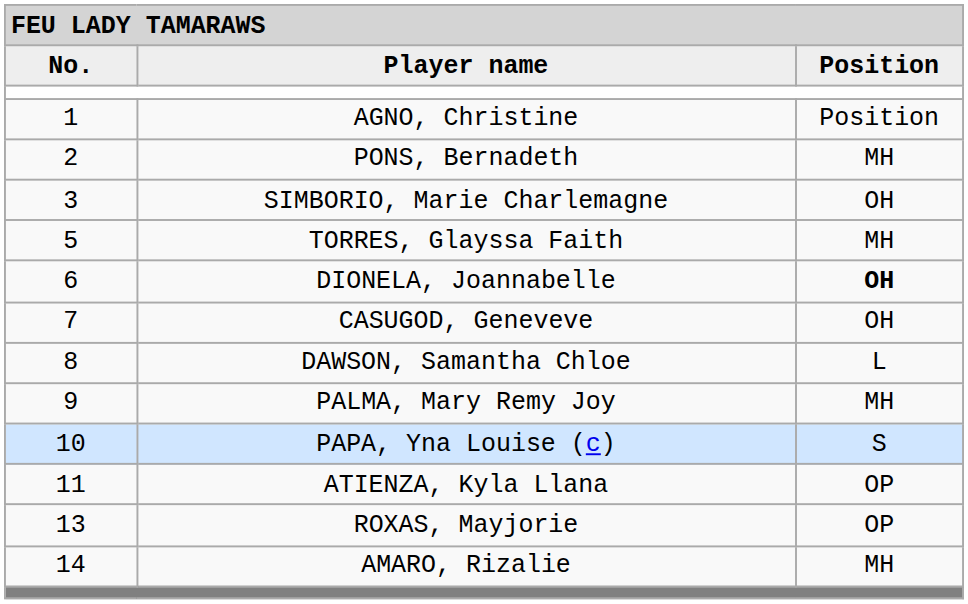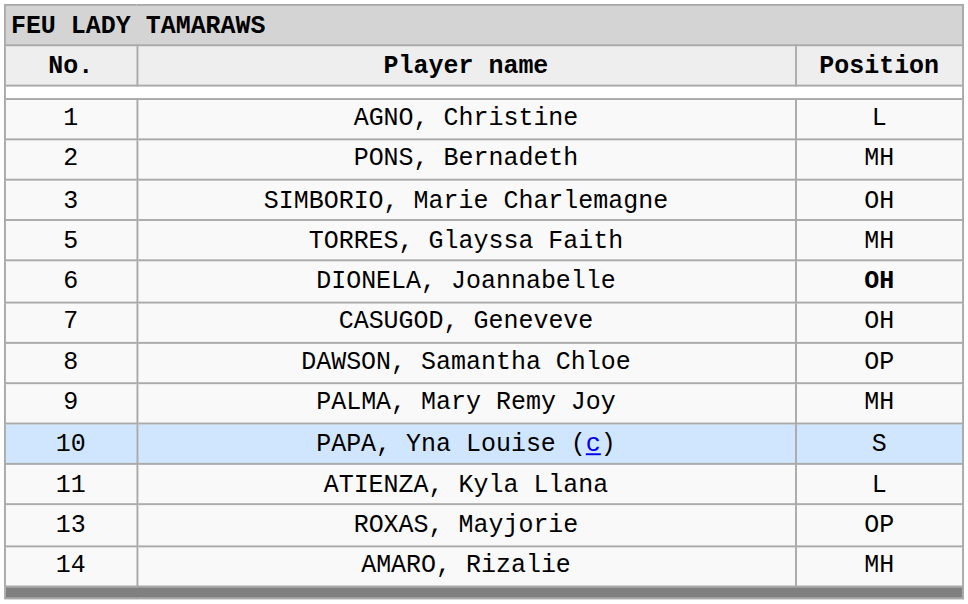(879, 119) Position -> (879, 119) L
(879, 363) L -> (879, 363) OP
(879, 485) OP -> (879, 485) L
